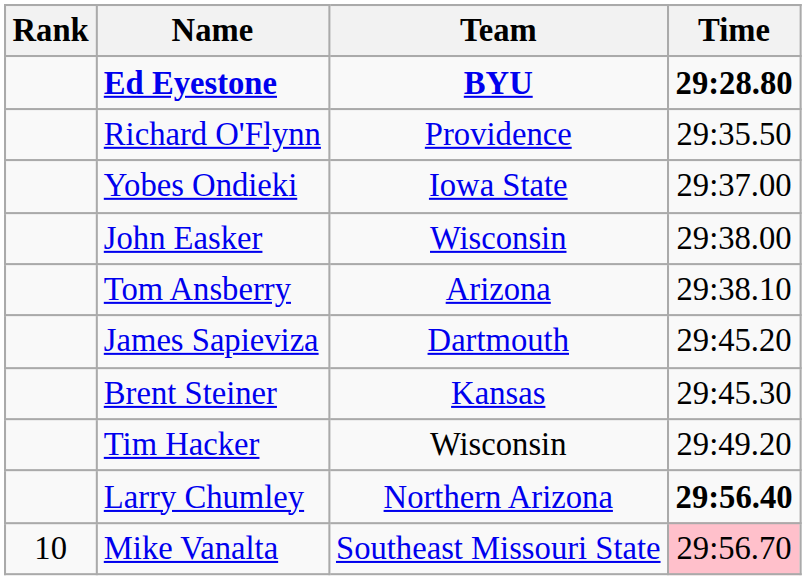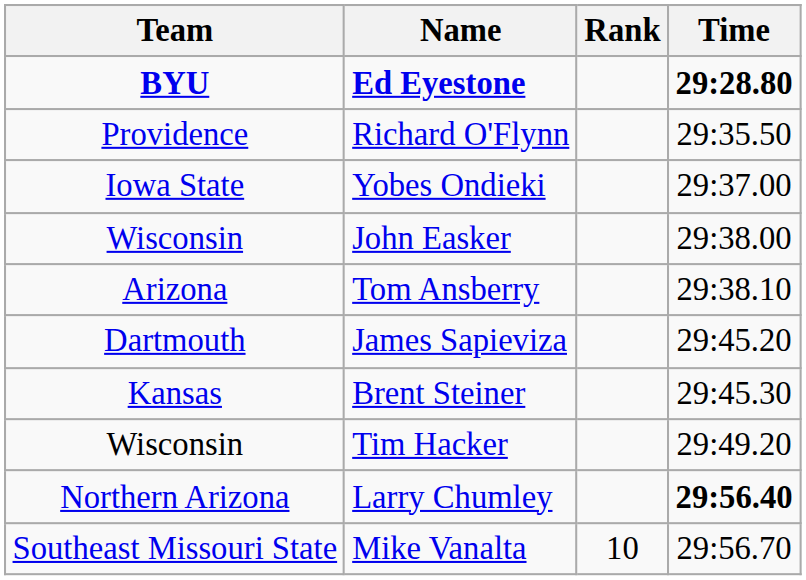columns swapped: (51, 30) <-> (498, 30)
(734, 548) pink background -> (734, 548) no background
